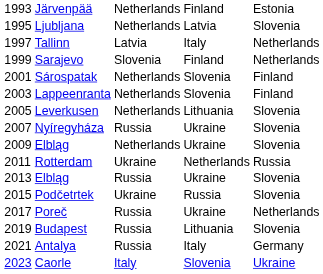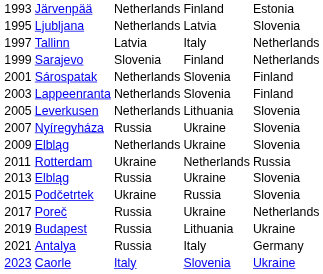(277, 229) Slovenia -> (274, 229) Ukraine
